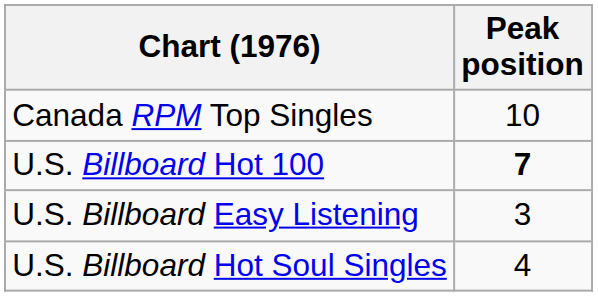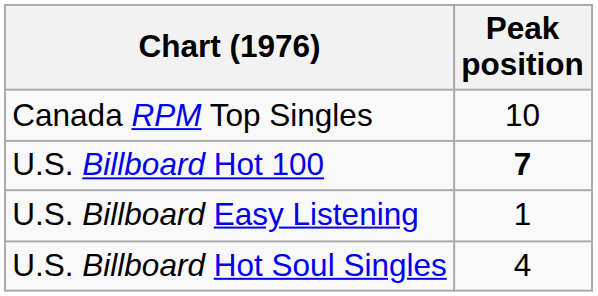(523, 214) 3 -> (523, 214) 1
